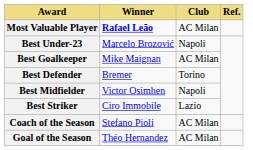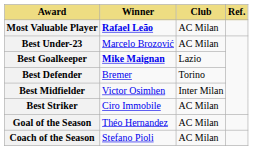(192, 43) Napoli -> (199, 43) AC Milan
(131, 59) normal -> (133, 59) bold
(199, 59) AC Milan -> (190, 59) Lazio
(192, 91) Napoli -> (201, 91) Inter Milan
(190, 106) Lazio -> (199, 106) AC Milan
rows swapped: (52, 122) <-> (52, 138)
